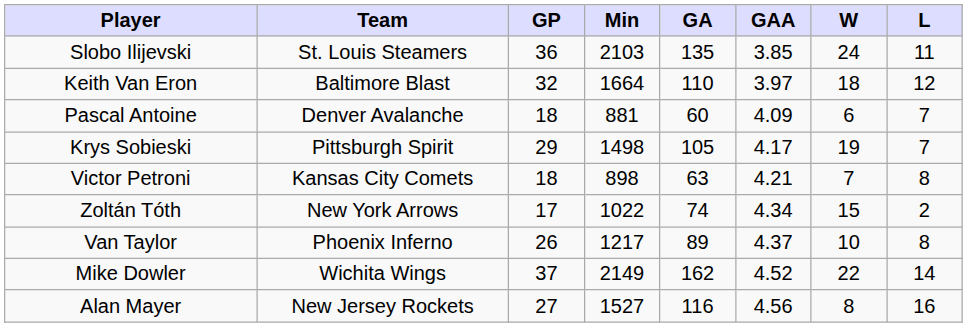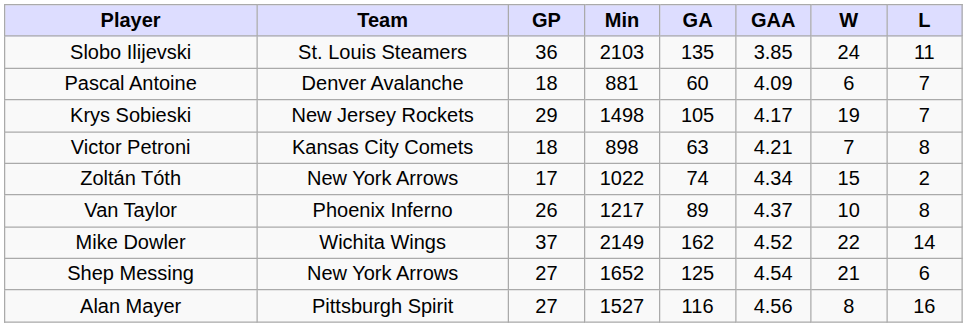- row: (131, 83)
(383, 147) Pittsburgh Spirit -> (383, 115) New Jersey Rockets
+ row: (131, 274)
(383, 305) New Jersey Rockets -> (383, 305) Pittsburgh Spirit
